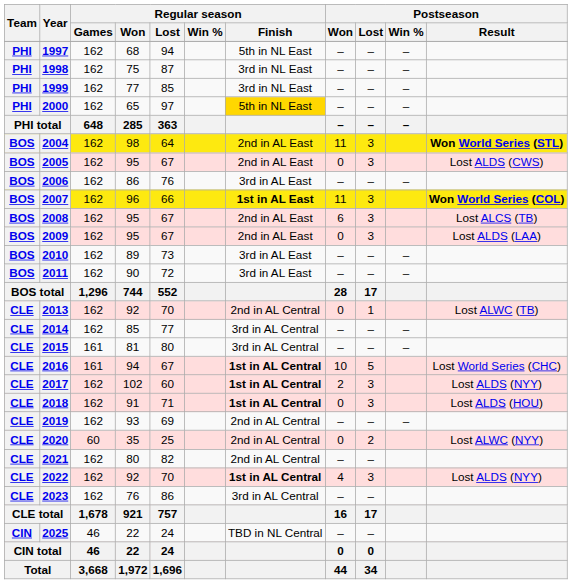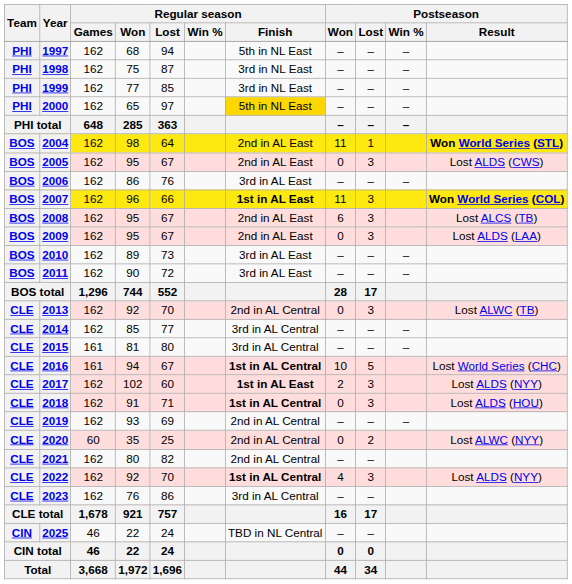(371, 144) 3 -> (371, 144) 1
(371, 310) 1 -> (371, 310) 3
(275, 384) 1st in AL Central -> (275, 384) 1st in AL East
